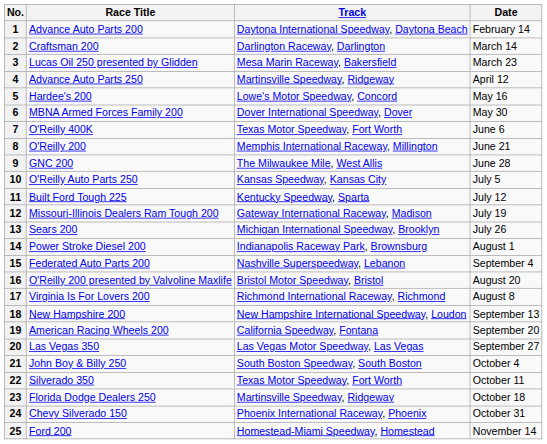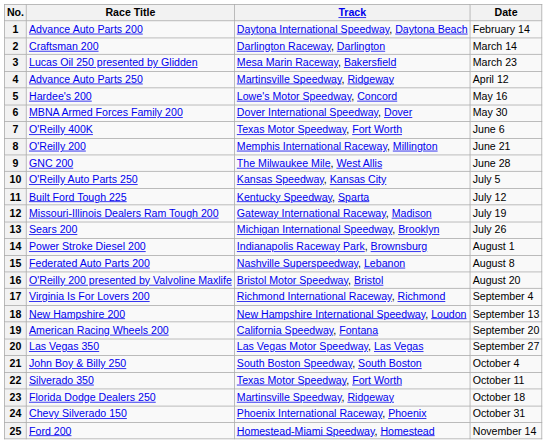(503, 263) September 4 -> (494, 263) August 8
(494, 297) August 8 -> (503, 297) September 4
